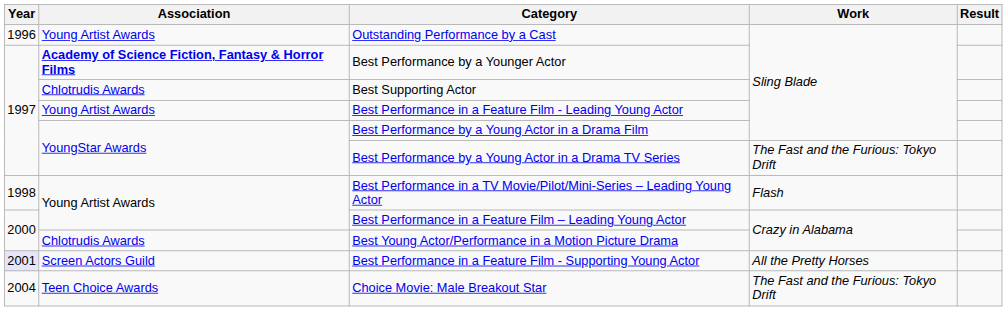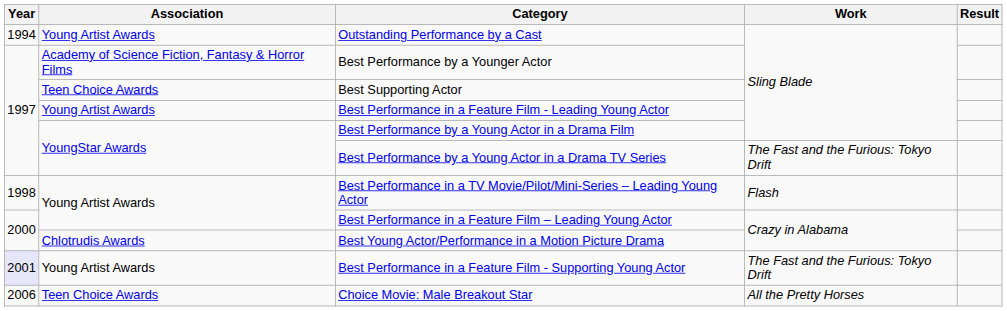(22, 34) 1996 -> (22, 34) 1994
(183, 62) bold -> (173, 62) normal
(93, 89) Chlotrudis Awards -> (100, 89) Teen Choice Awards
(98, 260) Screen Actors Guild -> (98, 268) Young Artist Awards
(811, 260) All the Pretty Horses -> (839, 268) The Fast and the Furious: Tokyo Drift
(22, 288) 2004 -> (22, 295) 2006
(844, 288) The Fast and the Furious: Tokyo Drift -> (806, 295) All the Pretty Horses
